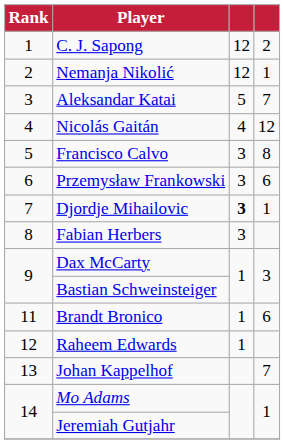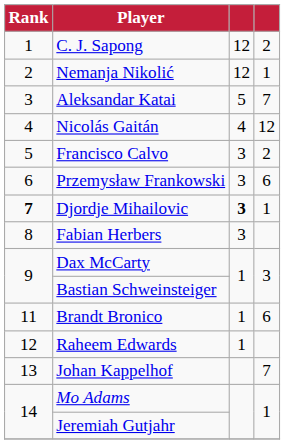(267, 153) 8 -> (267, 153) 2
(28, 208) normal -> (28, 208) bold
